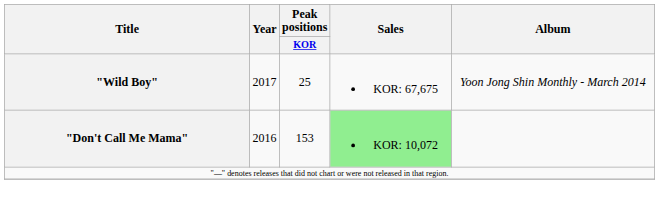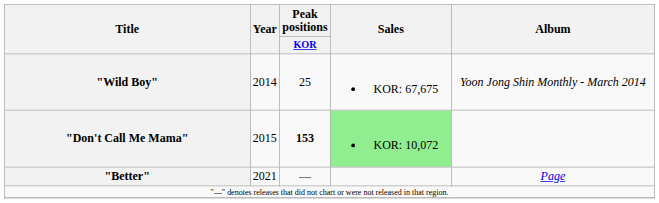(265, 82) 2017 -> (265, 82) 2014
(265, 138) 2016 -> (265, 138) 2015
(305, 138) normal -> (305, 138) bold
+ row: (127, 176)
